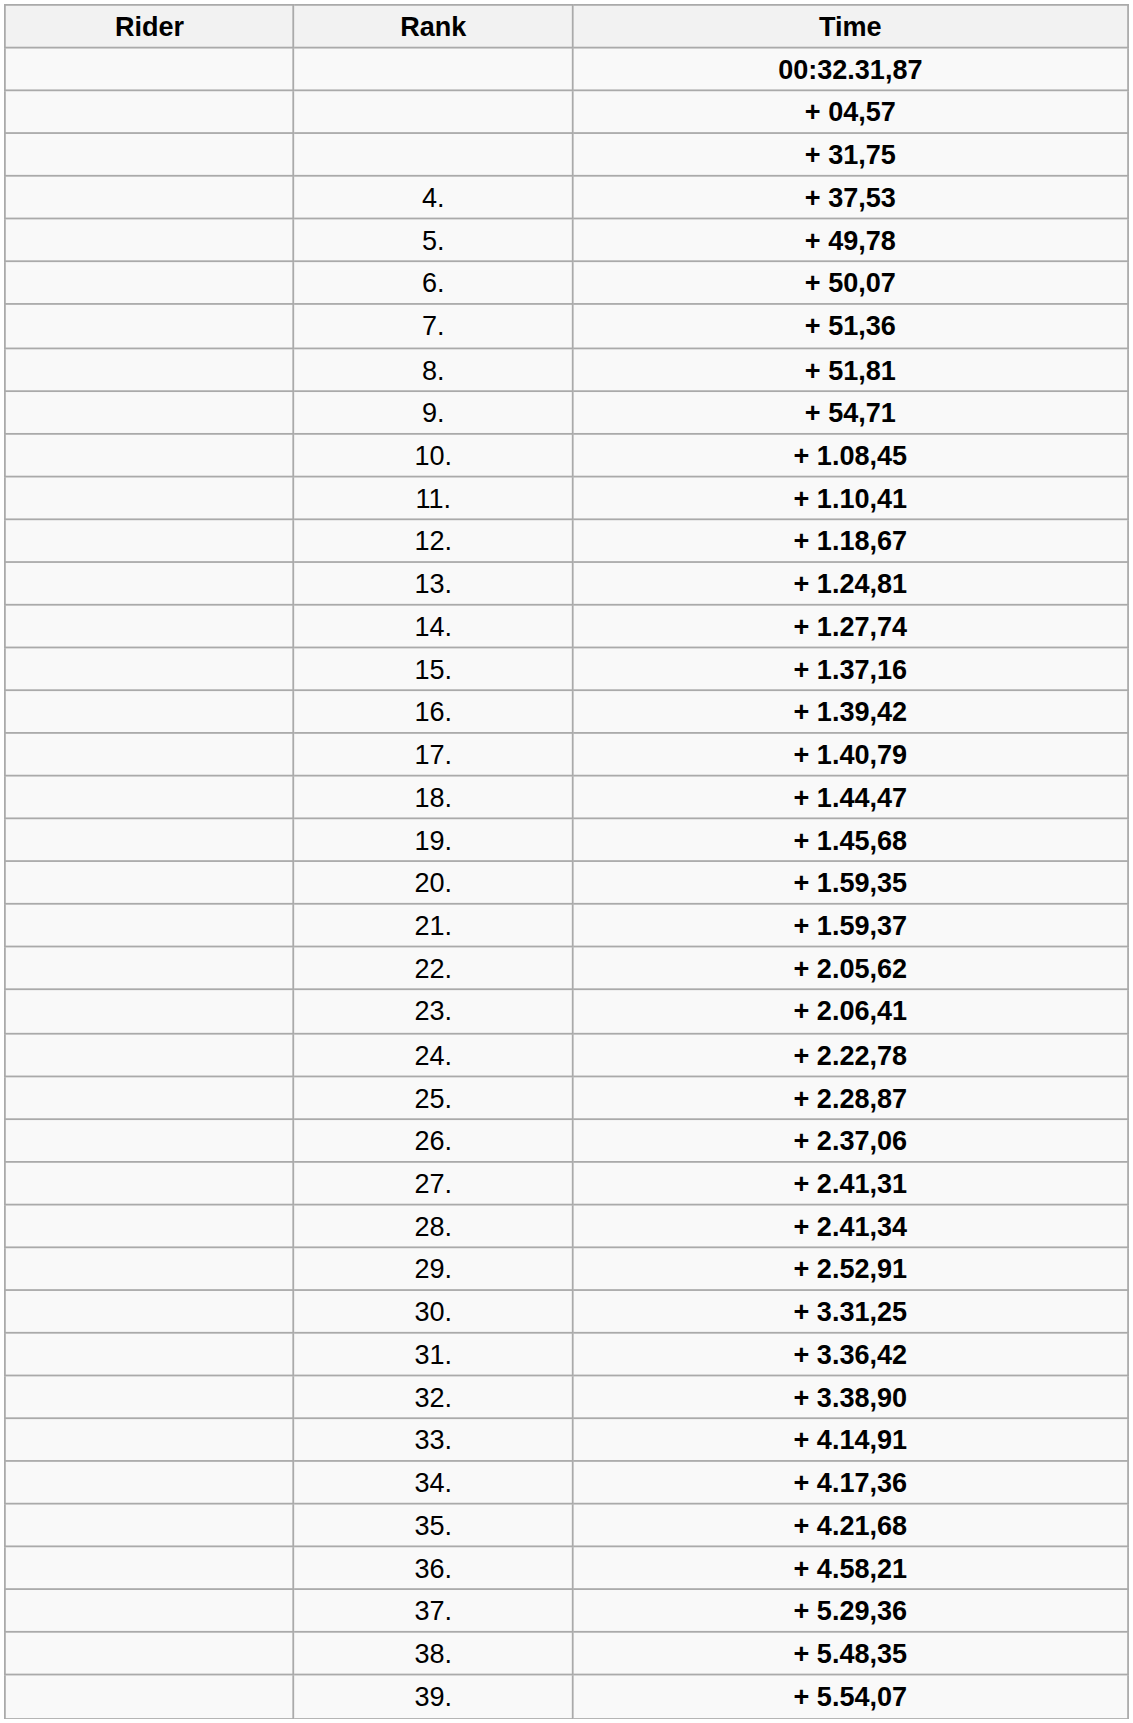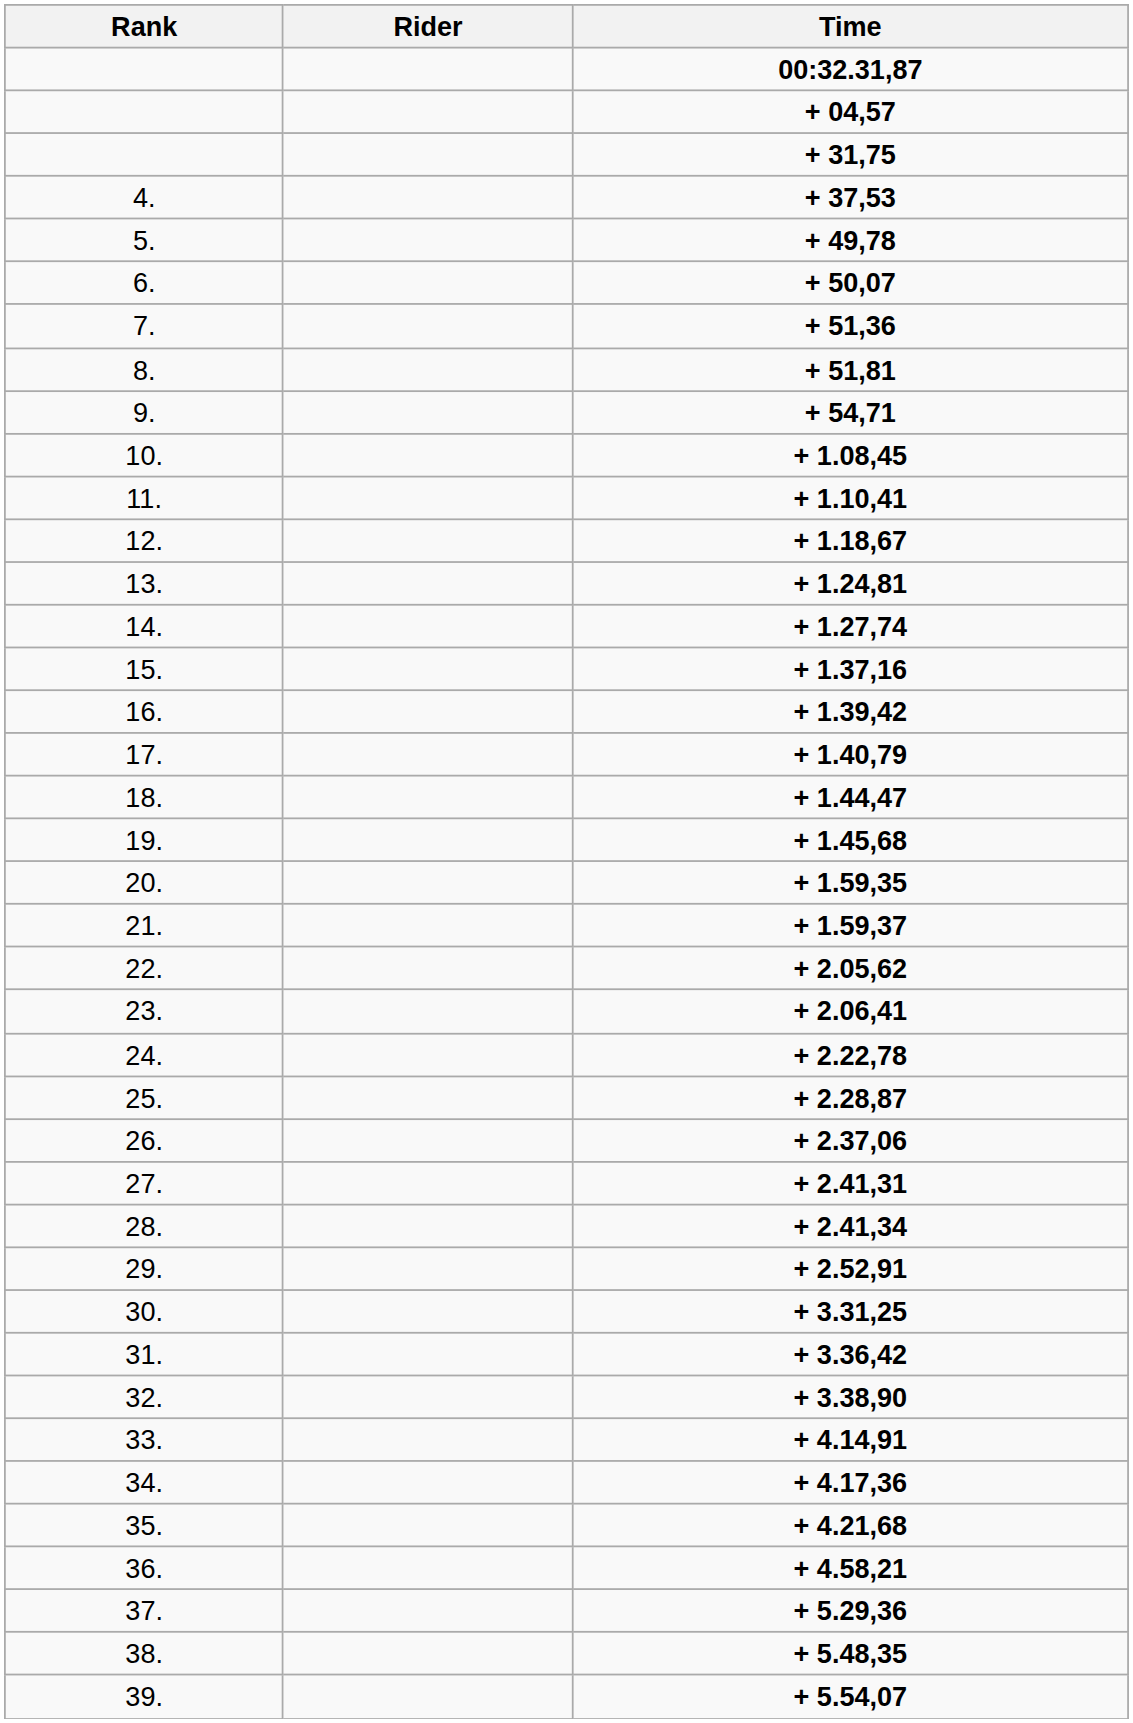columns swapped: (433, 26) <-> (149, 26)
